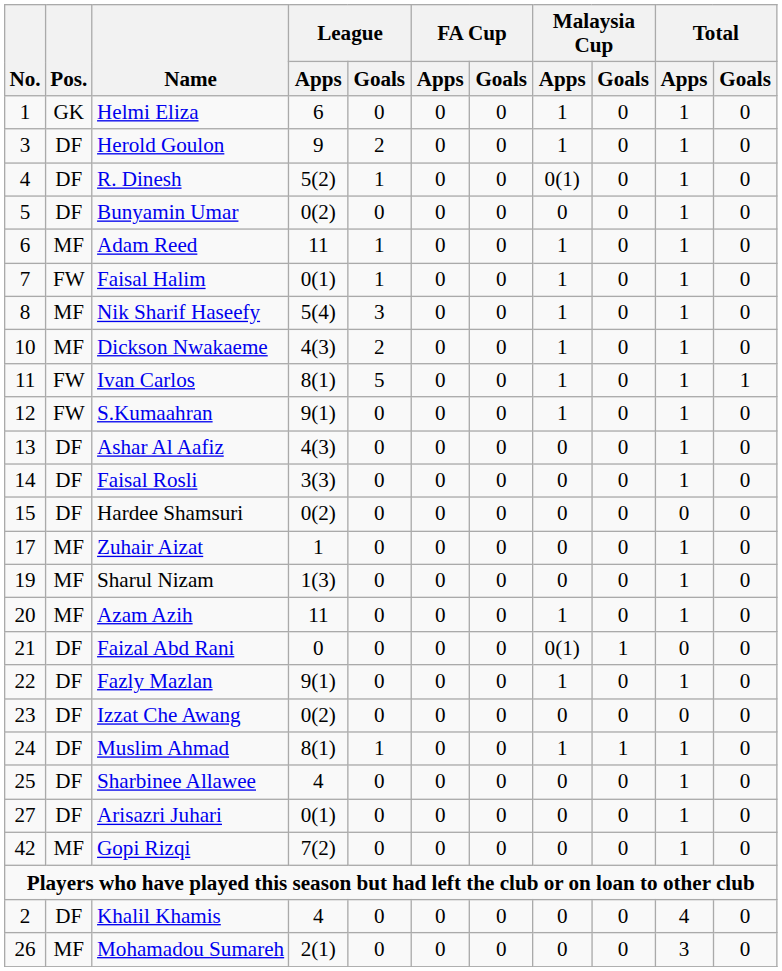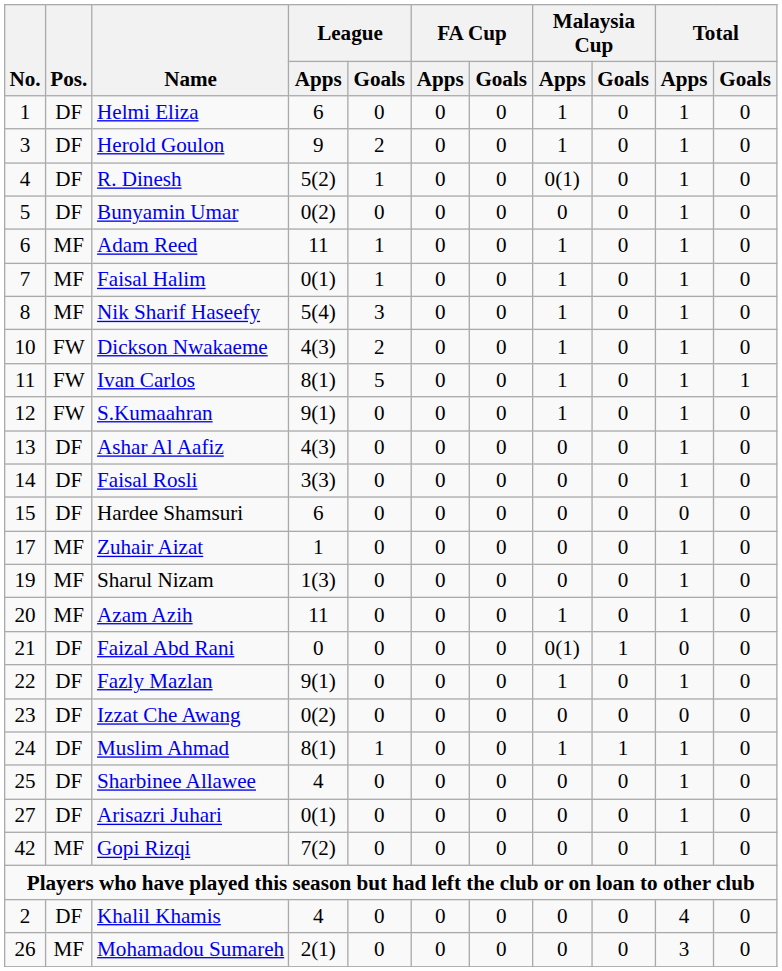(69, 111) GK -> (69, 111) DF
(69, 279) FW -> (69, 279) MF
(69, 346) MF -> (69, 346) FW
(318, 513) 0(2) -> (318, 513) 6
